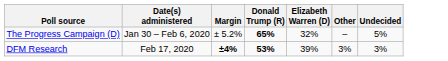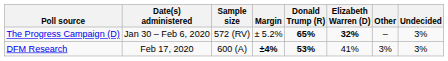+ column: (232, 16)
(309, 35) normal -> (350, 35) bold
(380, 35) 5% -> (421, 35) 3%
(309, 49) 39% -> (350, 49) 41%
